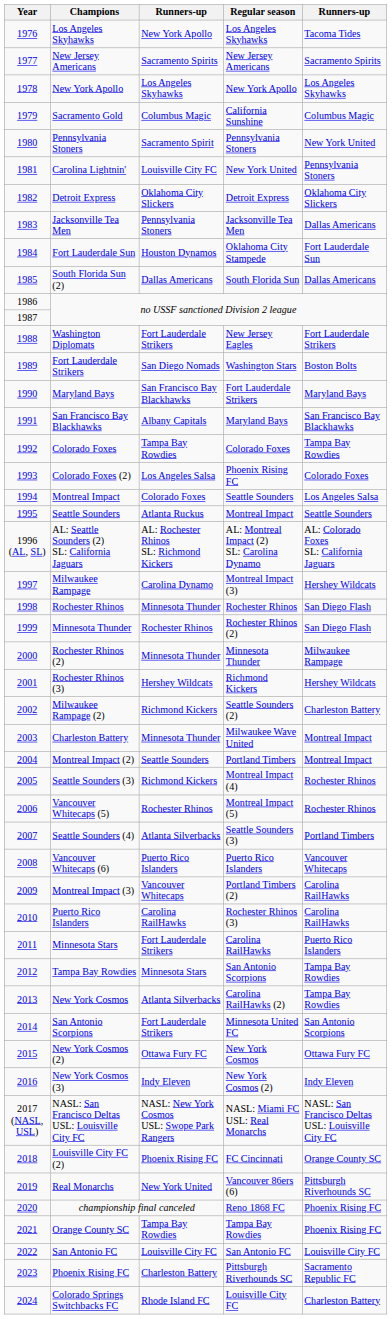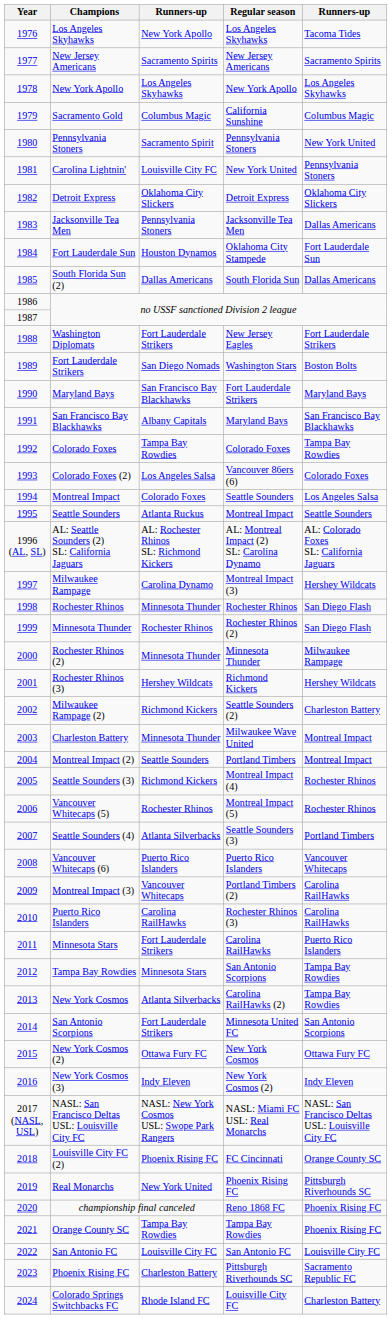(257, 476) Phoenix Rising FC -> (260, 476) Vancouver 86ers (6)
(260, 1186) Vancouver 86ers (6) -> (257, 1186) Phoenix Rising FC
